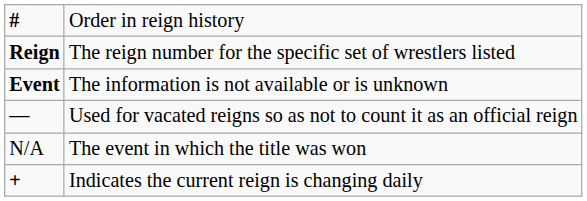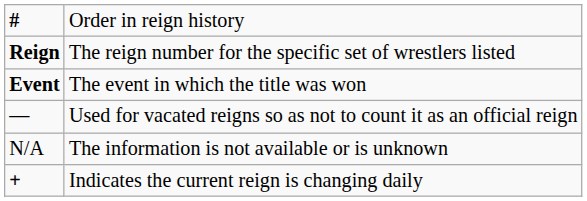(258, 84) The information is not available or is unknown -> (218, 84) The event in which the title was won
(218, 148) The event in which the title was won -> (258, 148) The information is not available or is unknown
